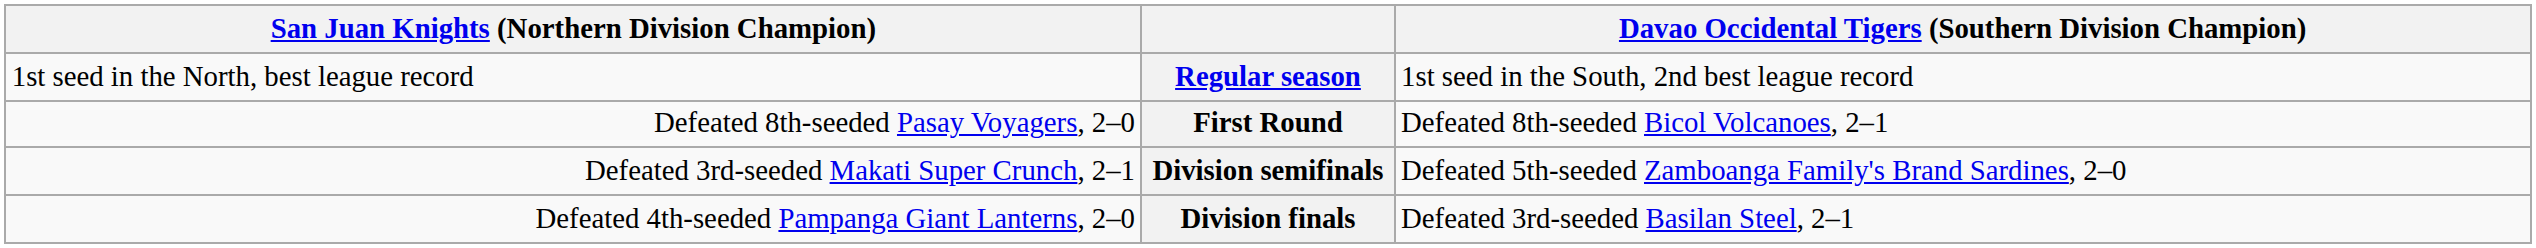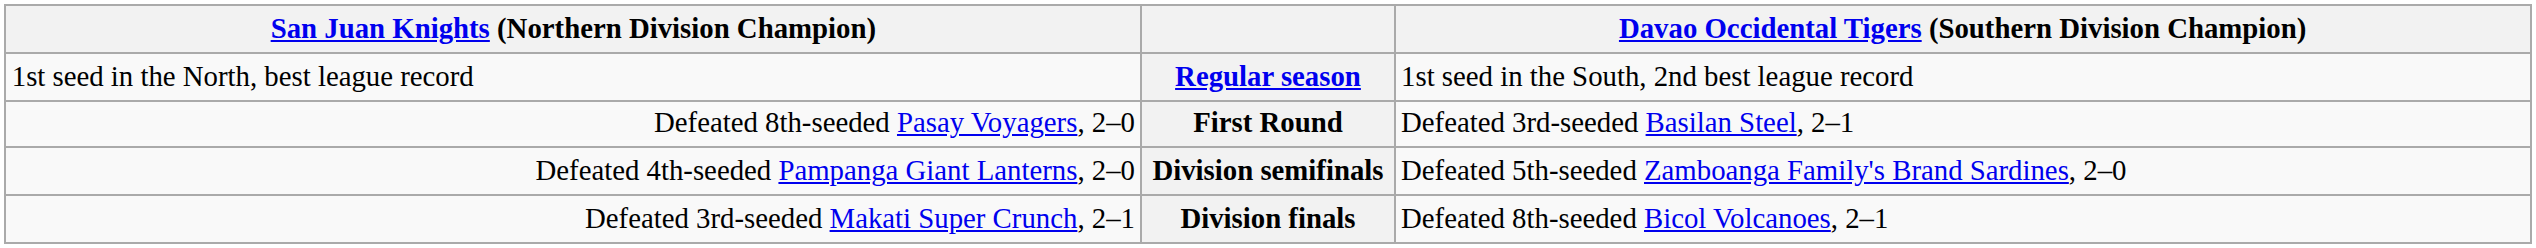(1645, 123) Defeated 8th-seeded Bicol Volcanoes, 2–1 -> (1628, 123) Defeated 3rd-seeded Basilan Steel, 2–1
(860, 171) Defeated 3rd-seeded Makati Super Crunch, 2–1 -> (835, 171) Defeated 4th-seeded Pampanga Giant Lanterns, 2–0
(835, 218) Defeated 4th-seeded Pampanga Giant Lanterns, 2–0 -> (860, 218) Defeated 3rd-seeded Makati Super Crunch, 2–1
(1628, 218) Defeated 3rd-seeded Basilan Steel, 2–1 -> (1645, 218) Defeated 8th-seeded Bicol Volcanoes, 2–1
